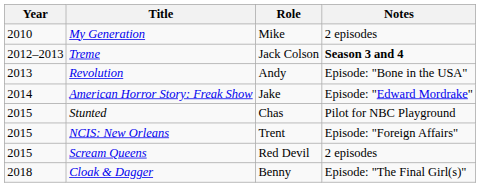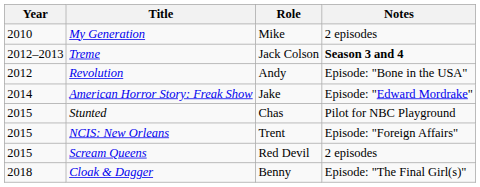(20, 73) 2013 -> (20, 73) 2012
